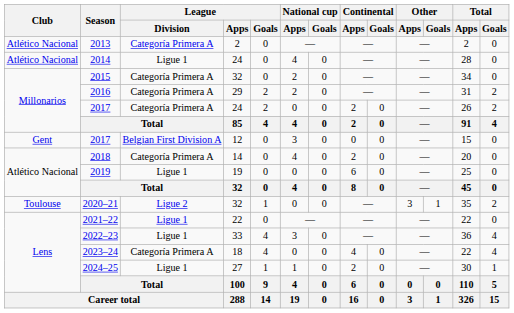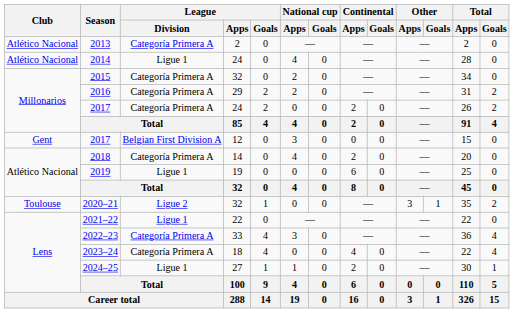(172, 236) Ligue 1 -> (172, 236) Categoría Primera A
